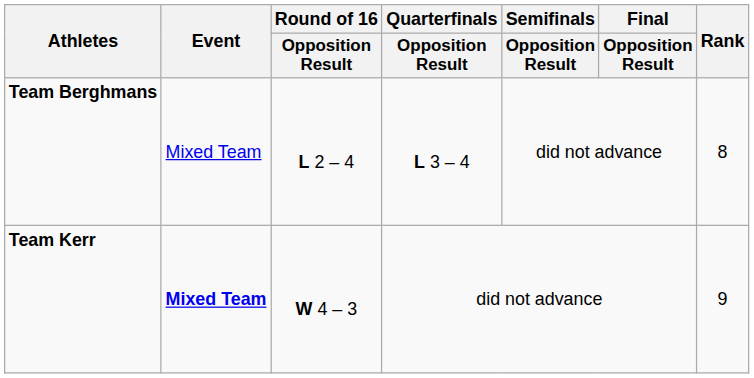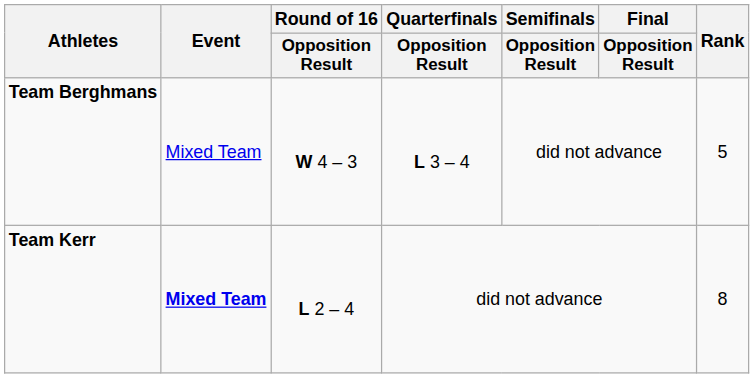(326, 162) L 2 – 4 -> (326, 162) W 4 – 3
(723, 152) 8 -> (723, 152) 5
(326, 309) W 4 – 3 -> (326, 309) L 2 – 4
(723, 299) 9 -> (723, 299) 8
